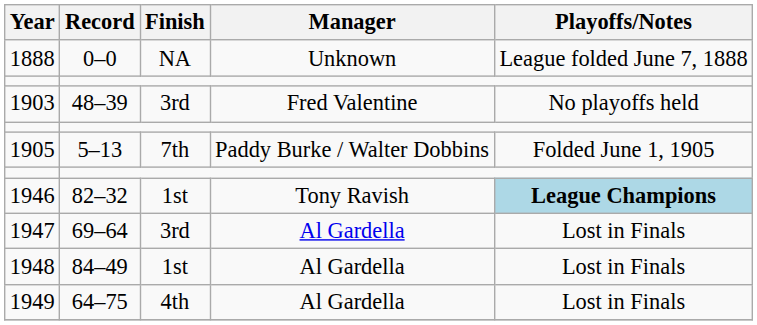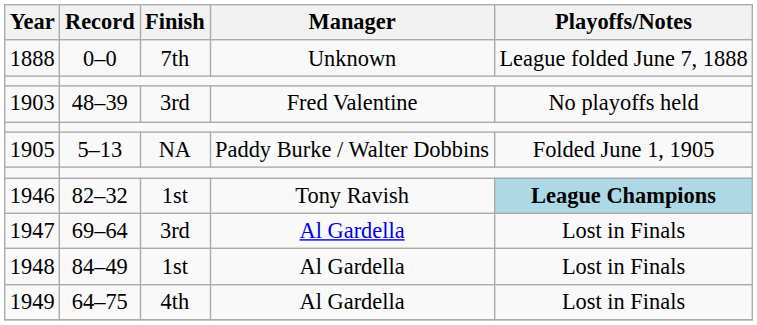(175, 57) NA -> (175, 57) 7th
(175, 149) 7th -> (175, 149) NA
